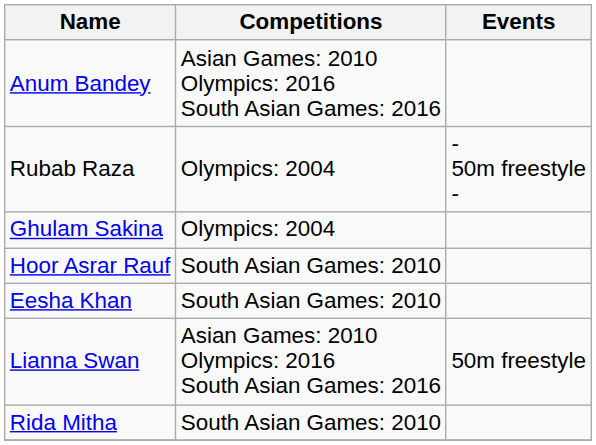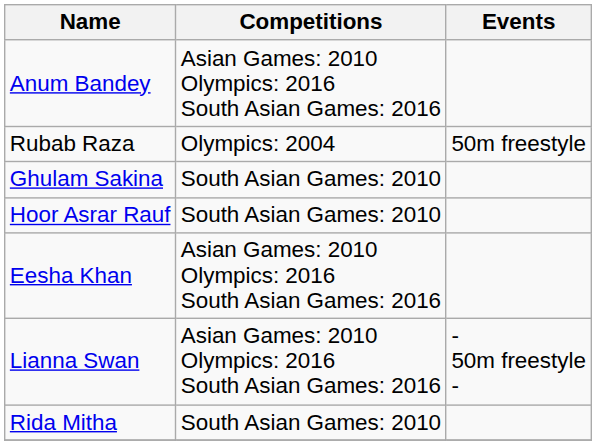(519, 168) - 50m freestyle - -> (519, 143) 50m freestyle
(258, 229) Olympics: 2004 -> (311, 179) South Asian Games: 2010
(311, 300) South Asian Games: 2010 -> (311, 275) Asian Games: 2010 Olympics: 2016 South Asian Games: 2016
(519, 361) 50m freestyle -> (519, 361) - 50m freestyle -
